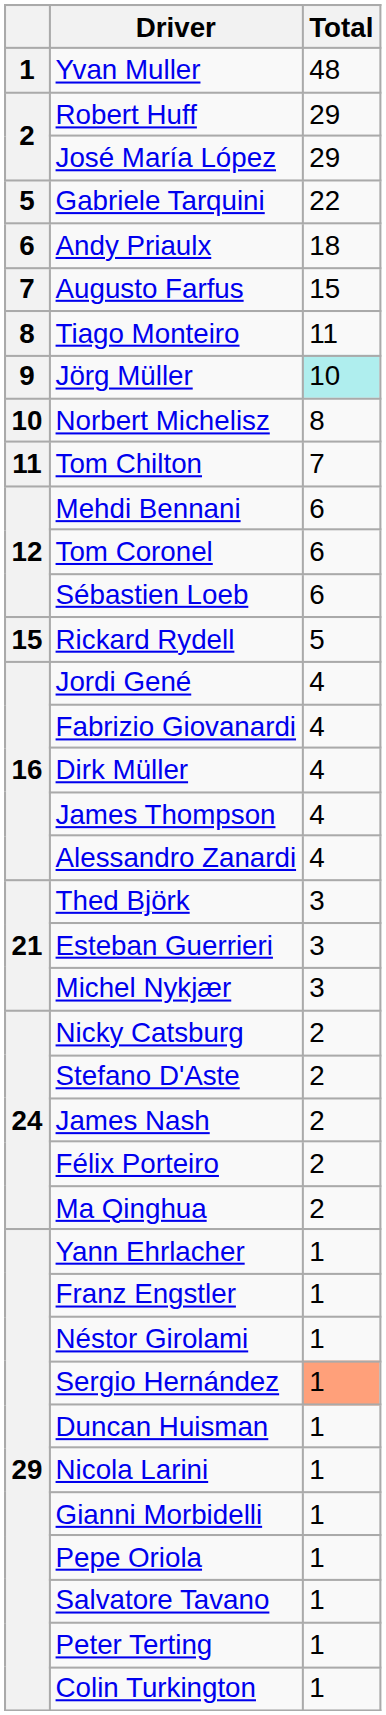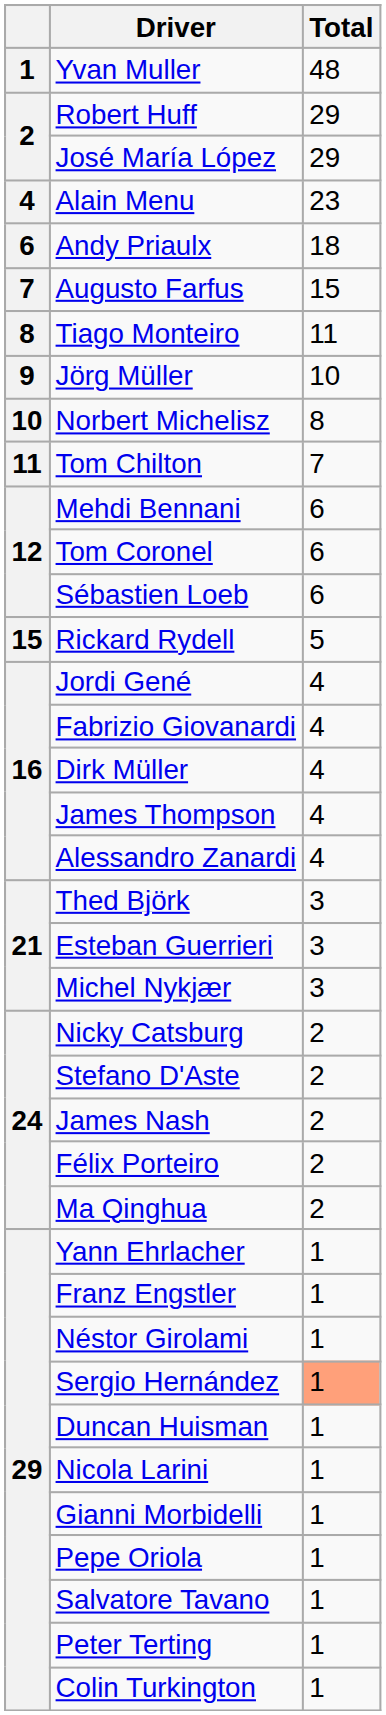+ row: (125, 201)
- row: (160, 201)
(325, 376) paleturquoise background -> (325, 376) no background
